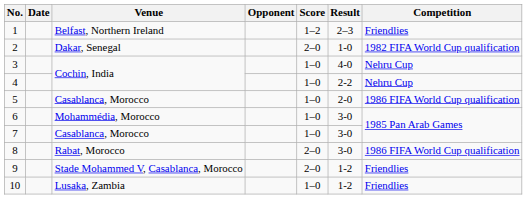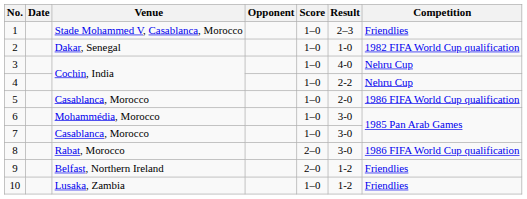(109, 30) Belfast, Northern Ireland -> (149, 30) Stade Mohammed V, Casablanca, Morocco
(312, 30) 1–2 -> (312, 30) 1–0
(312, 47) 2–0 -> (312, 47) 1–0
(149, 168) Stade Mohammed V, Casablanca, Morocco -> (109, 168) Belfast, Northern Ireland
